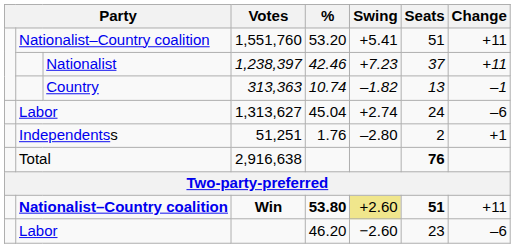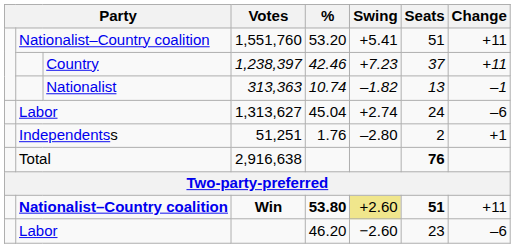(81, 64) Nationalist -> (73, 64) Country
(73, 87) Country -> (81, 87) Nationalist
